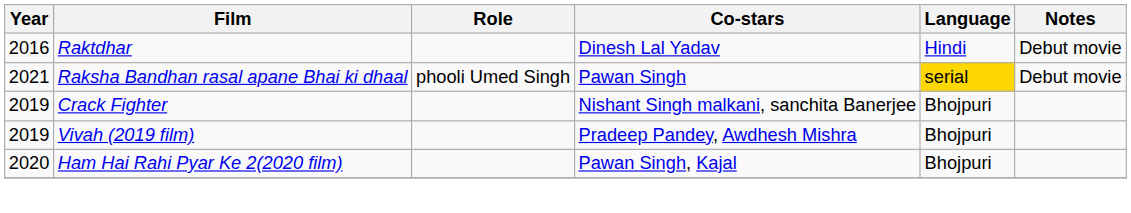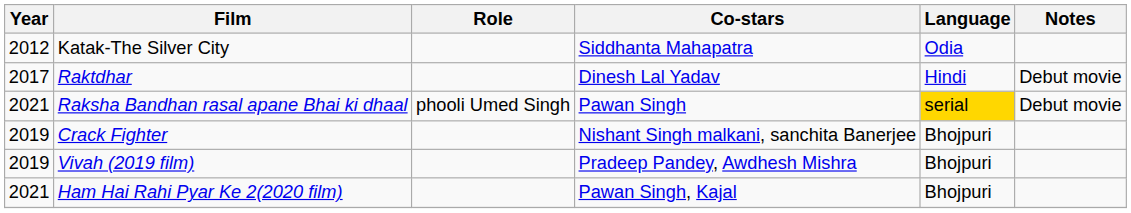+ row: (143, 47)
(29, 47) 2016 -> (29, 76) 2017
(29, 163) 2020 -> (29, 192) 2021
